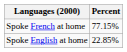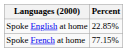rows swapped: (46, 26) <-> (47, 41)
